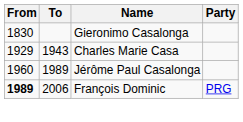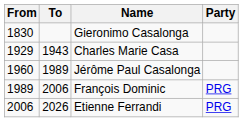(20, 88) bold -> (20, 88) normal
+ row: (118, 107)
